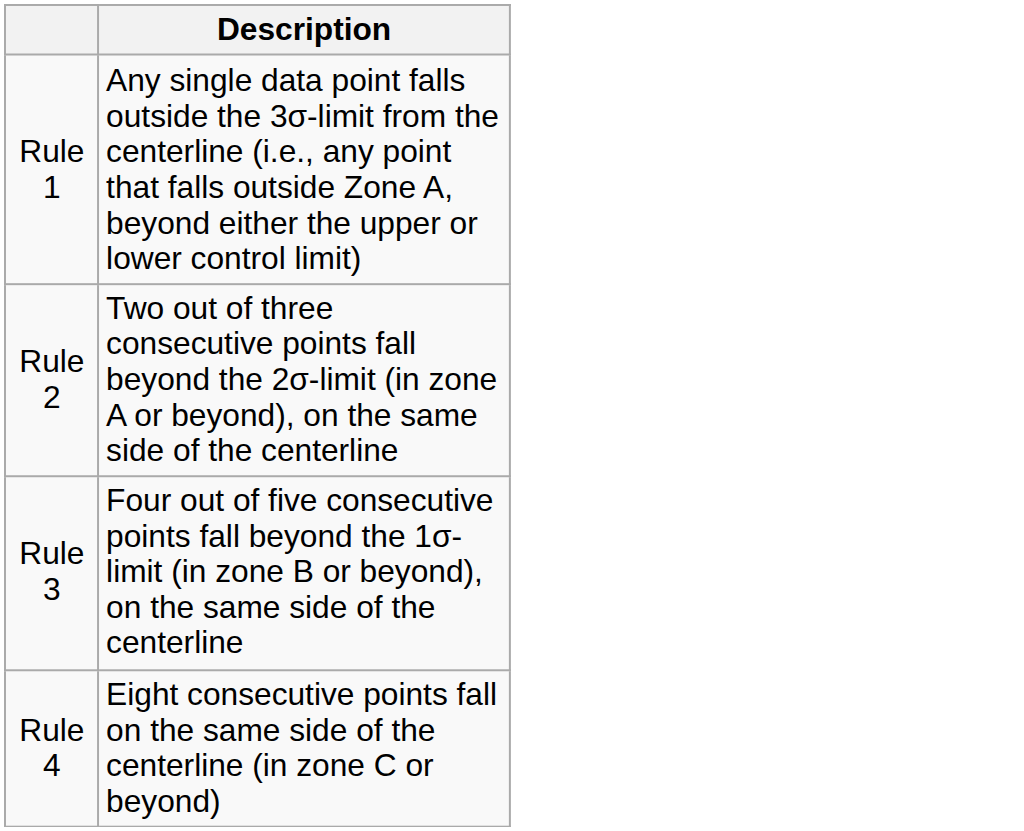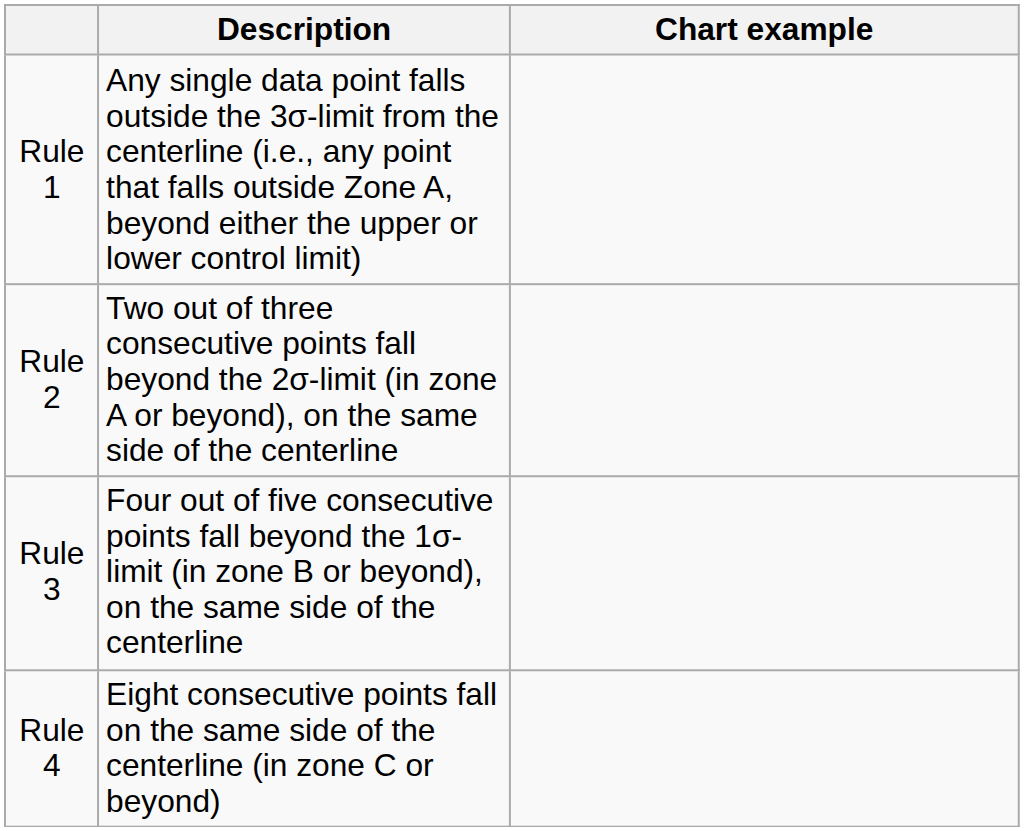+ column: (764, 29)
